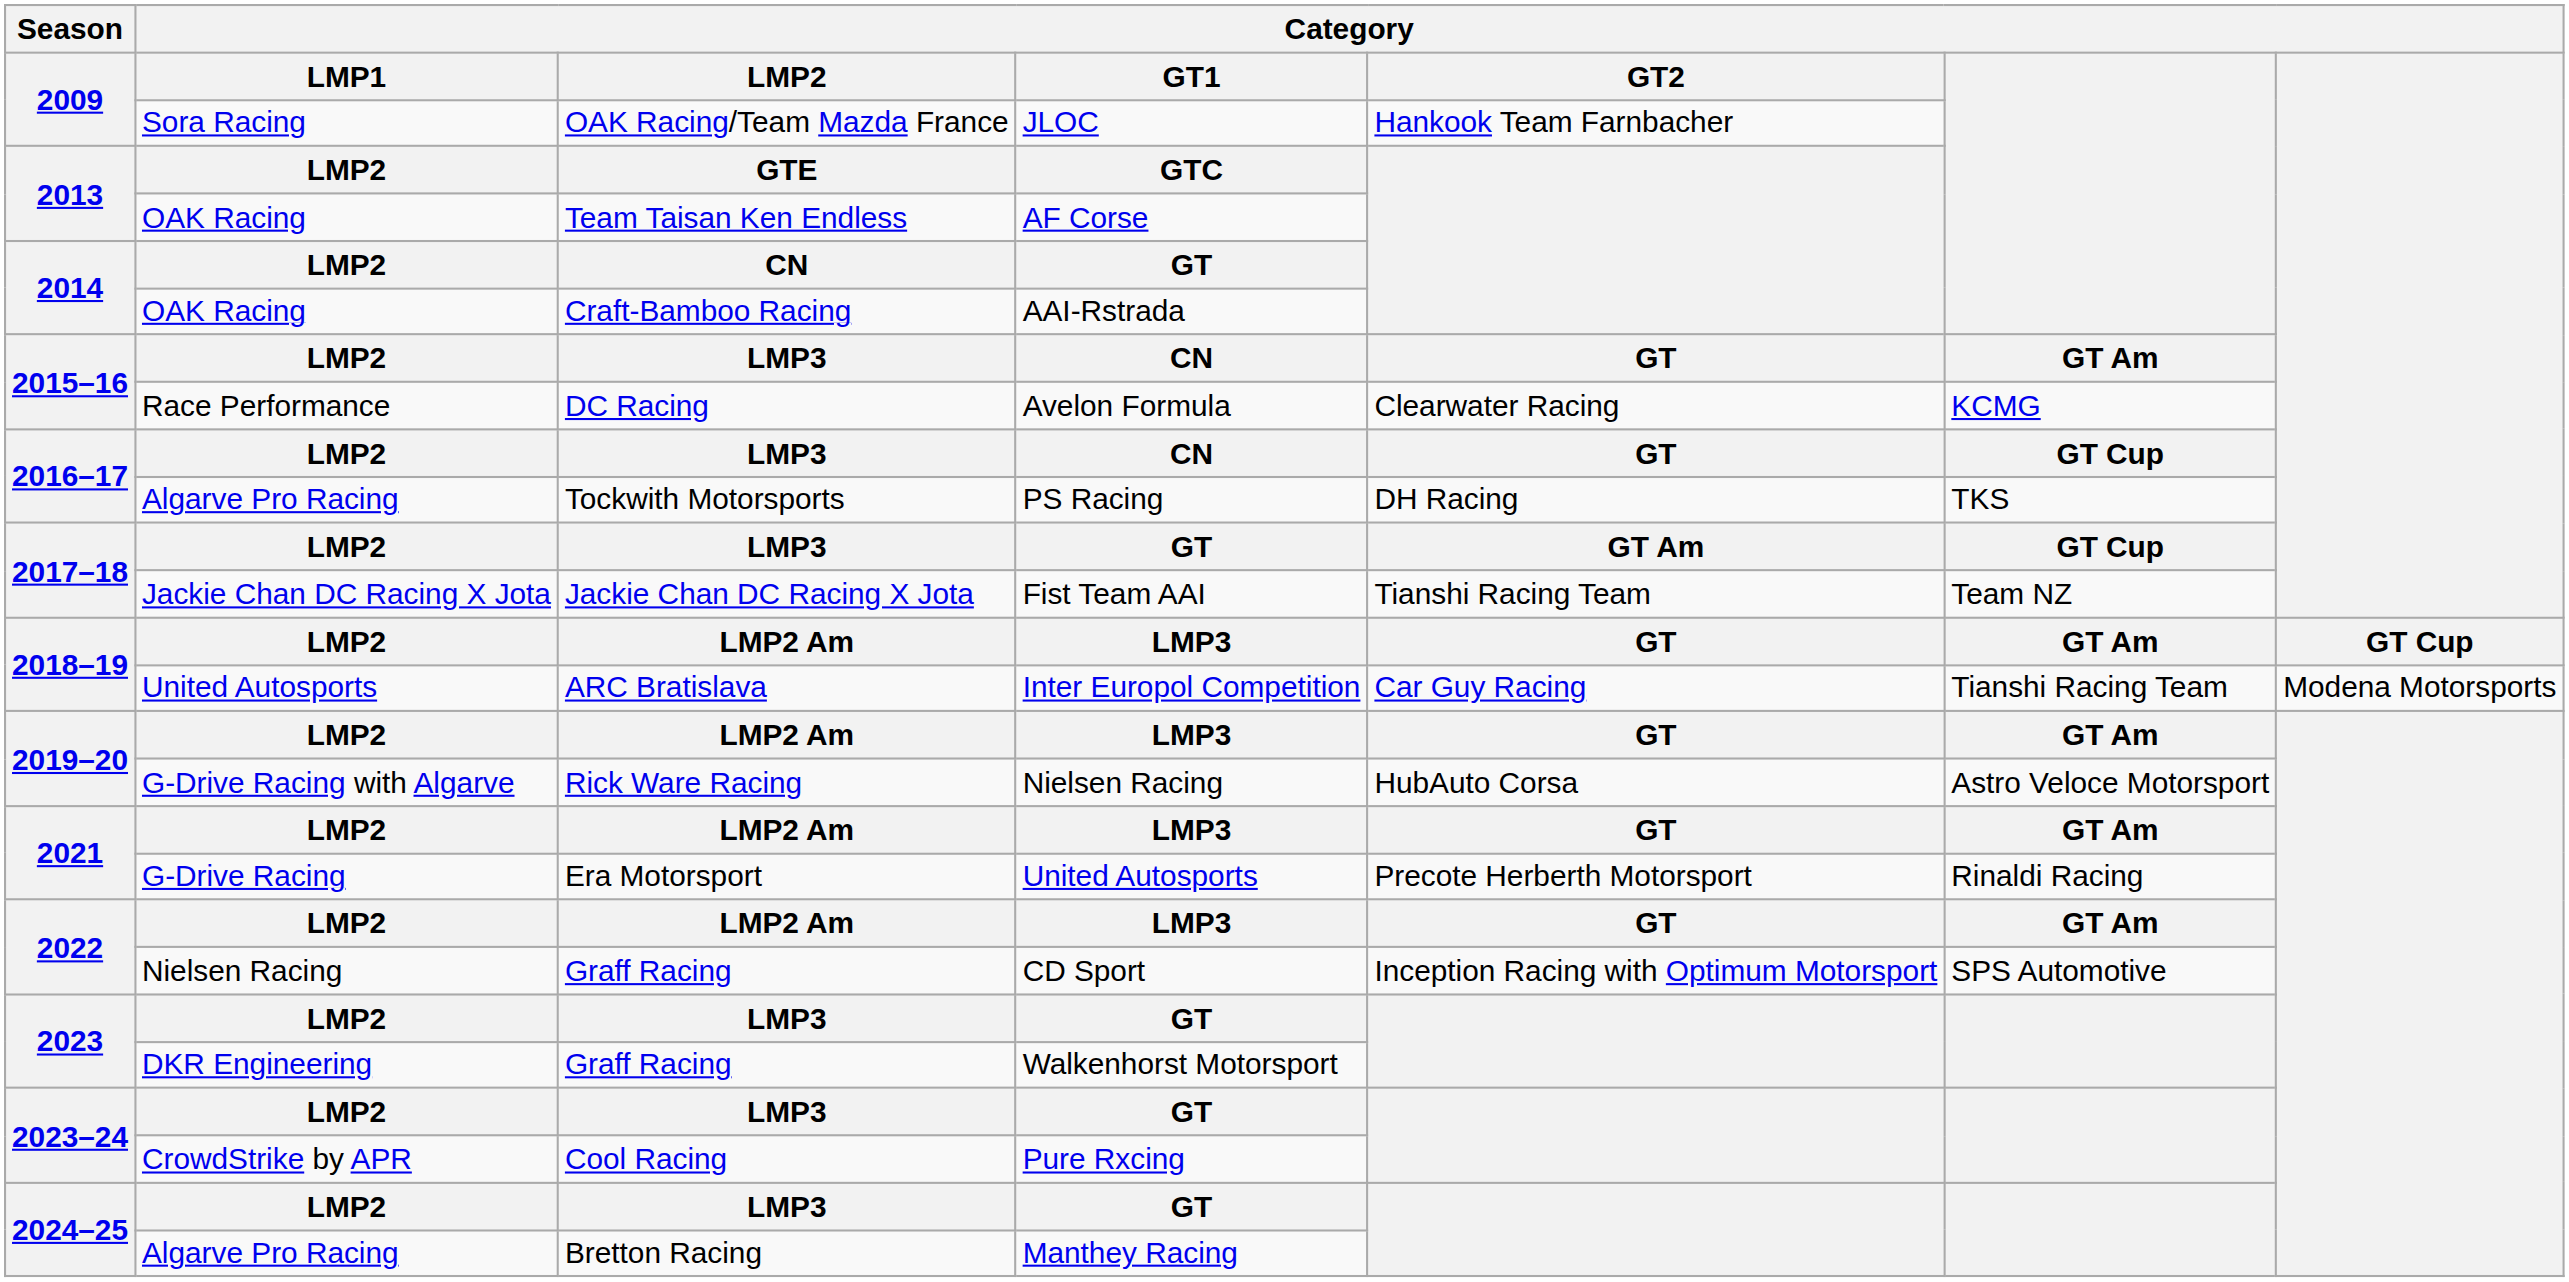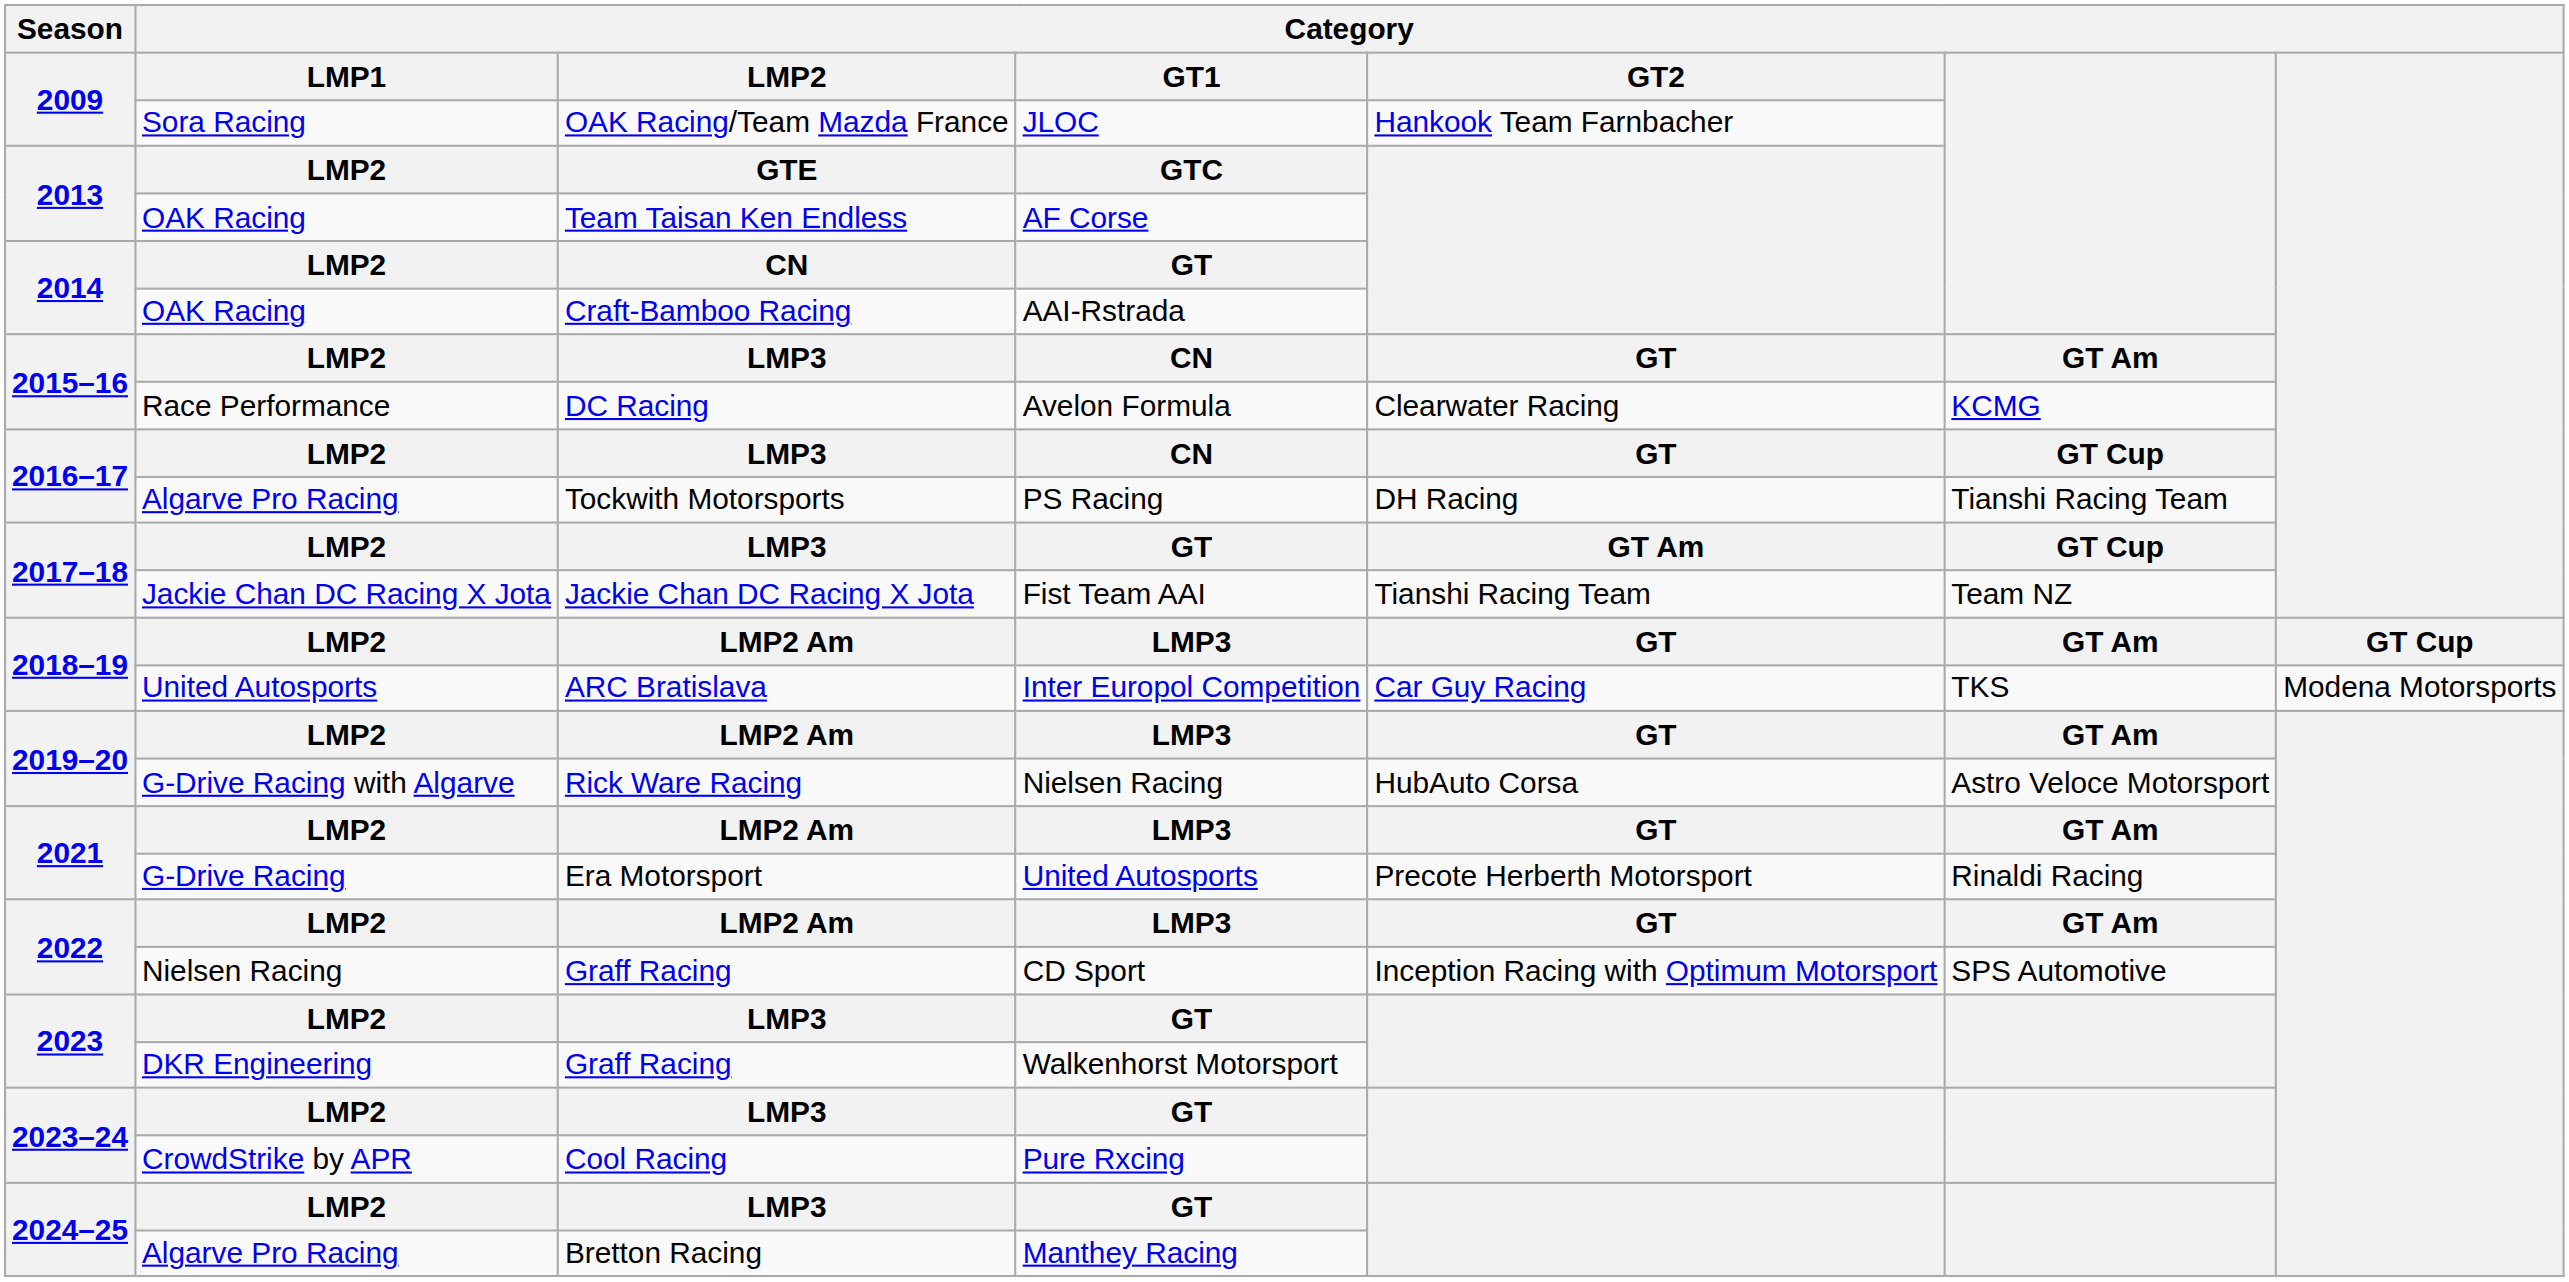(1980, 500) TKS -> (2090, 500) Tianshi Racing Team
(2090, 688) Tianshi Racing Team -> (1980, 688) TKS
